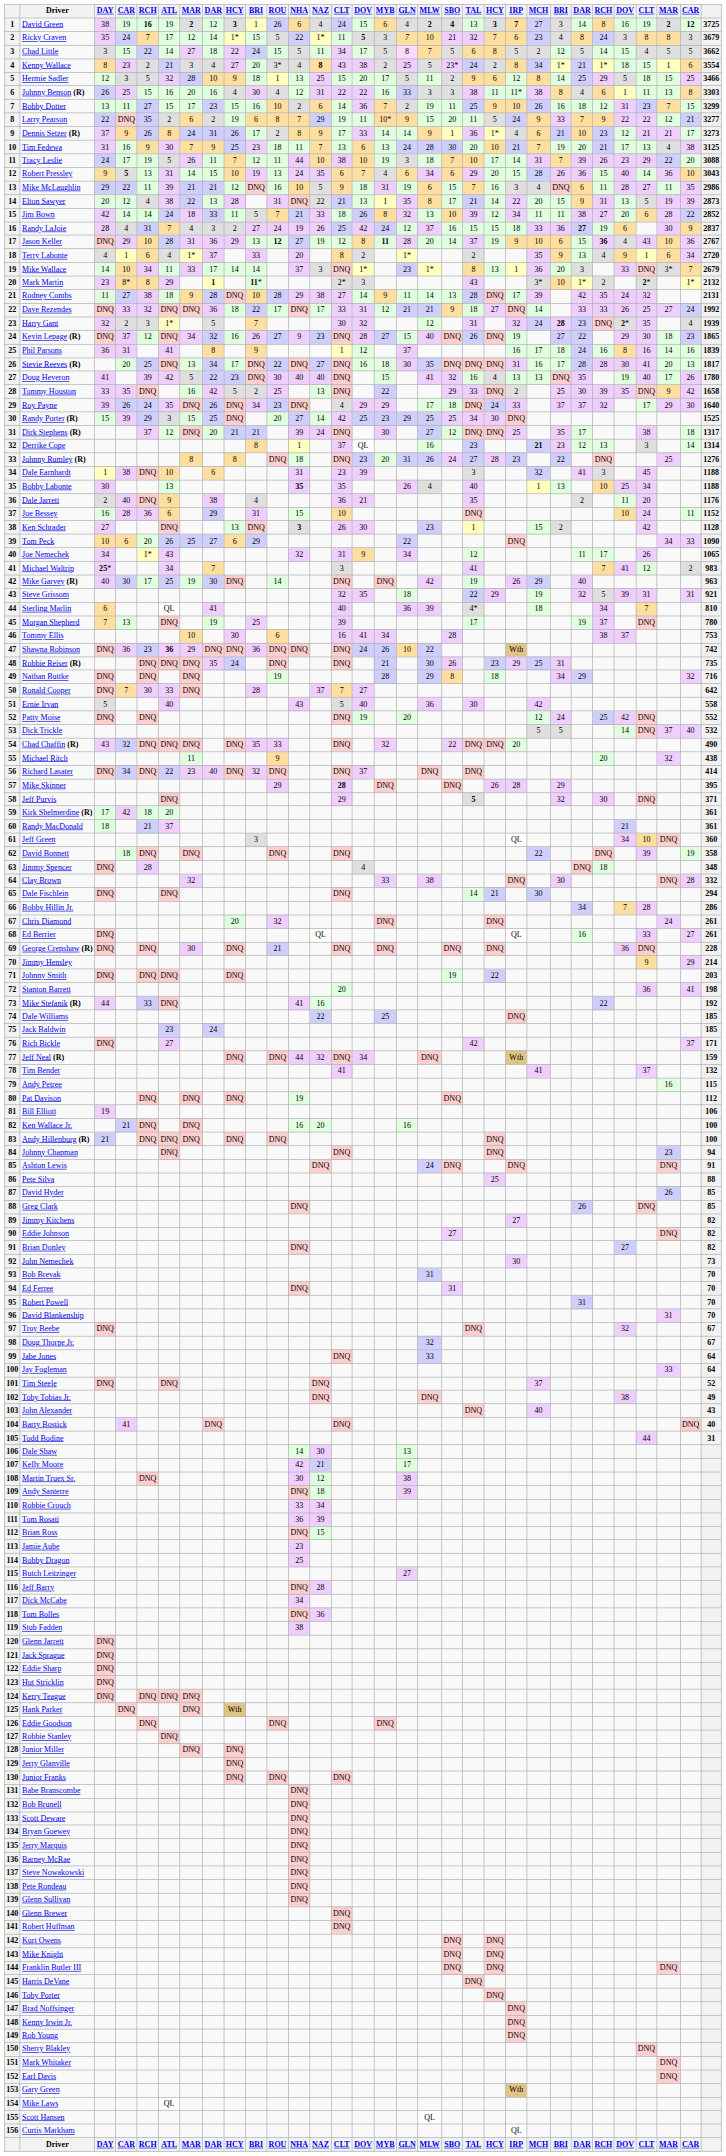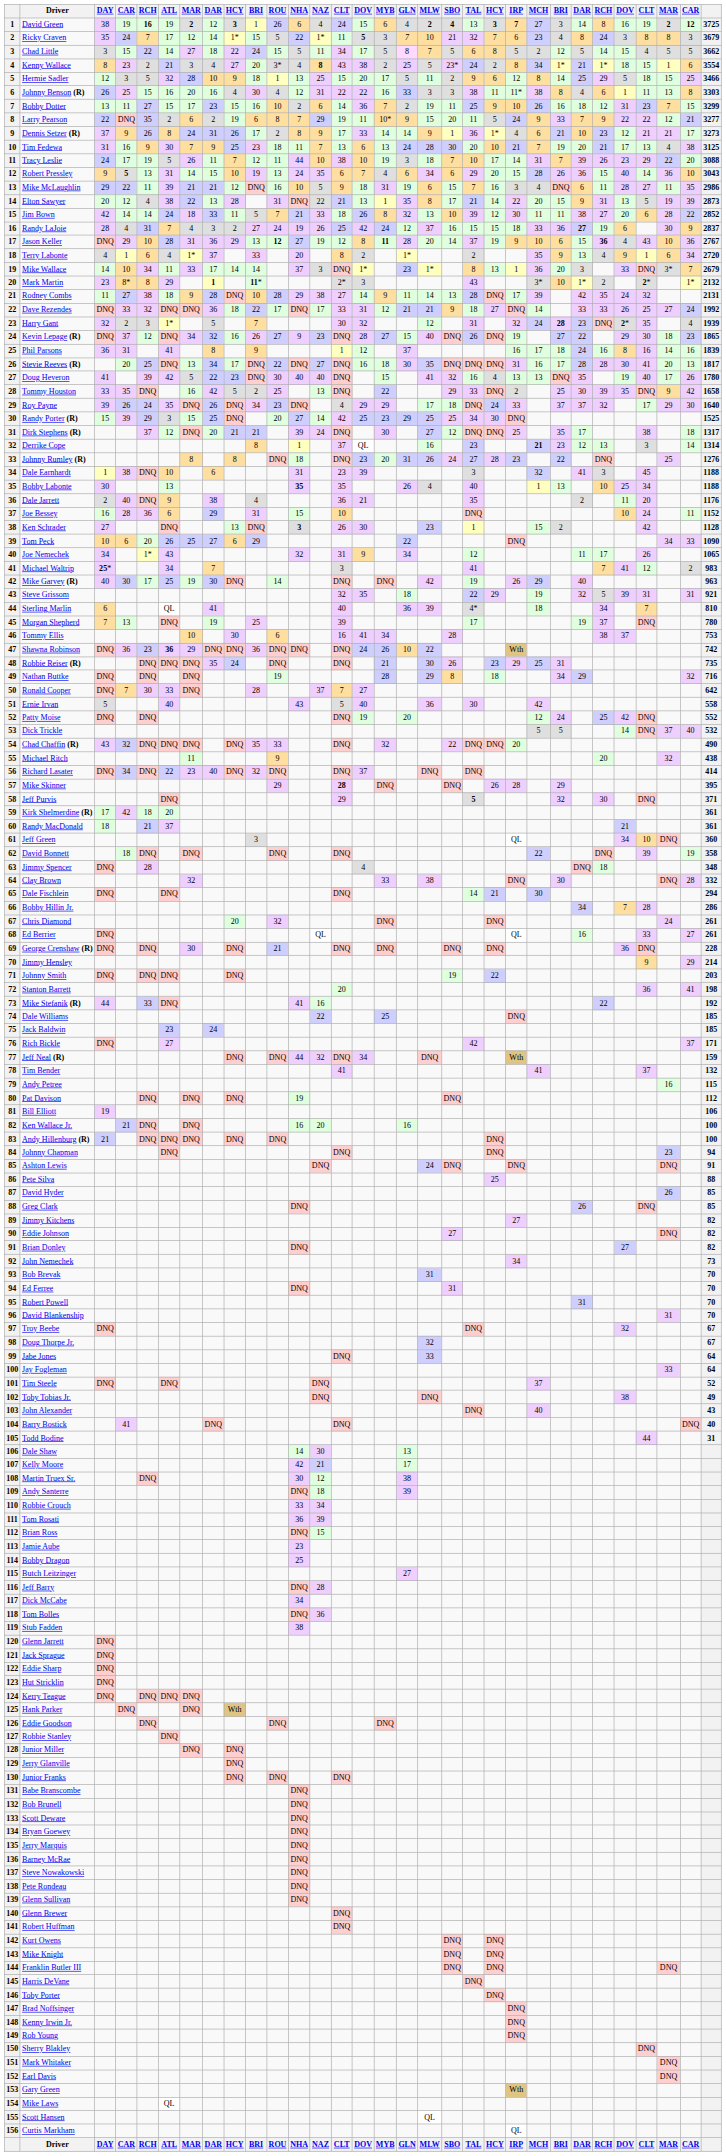(516, 215) 34 -> (516, 215) 30
(516, 1261) 30 -> (516, 1261) 34
